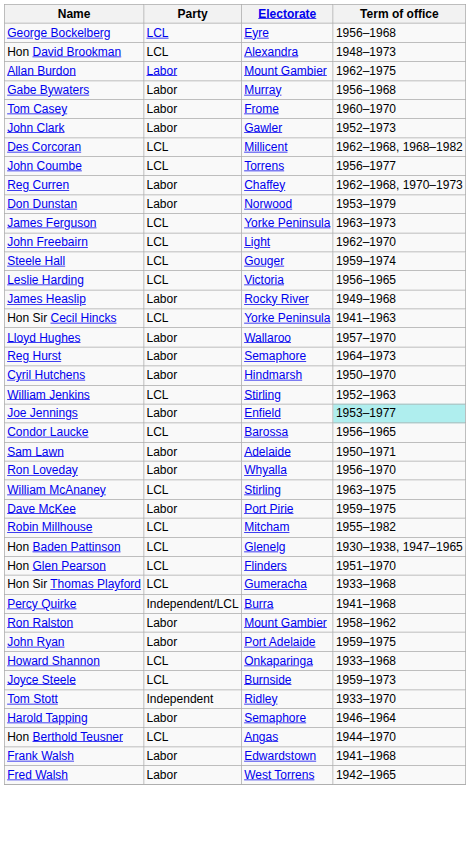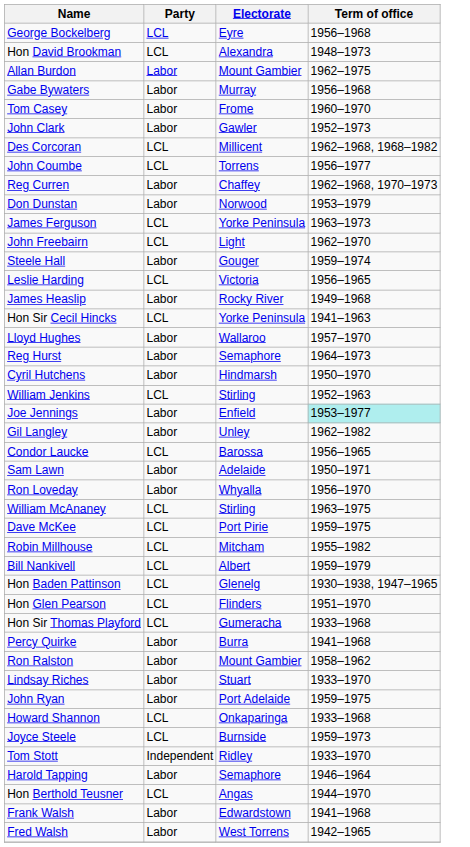(158, 261) LCL -> (162, 261) Labor
+ row: (37, 432)
(162, 508) Labor -> (158, 527) LCL
+ row: (41, 565)
(193, 603) Independent/LCL -> (162, 642) Labor
+ row: (48, 680)
